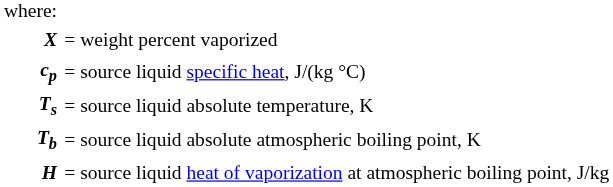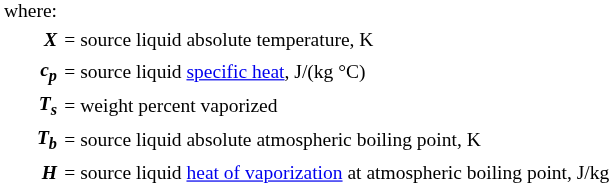(171, 40) = weight percent vaporized -> (219, 40) = source liquid absolute temperature, K
(219, 106) = source liquid absolute temperature, K -> (171, 106) = weight percent vaporized
